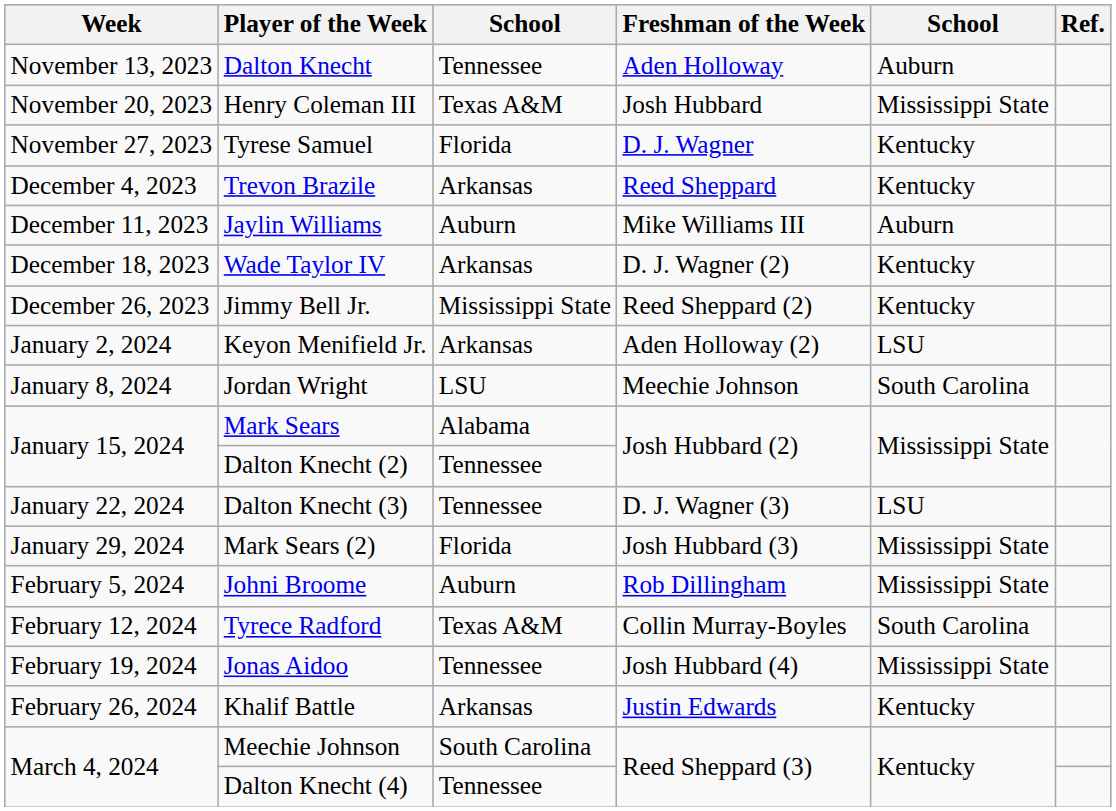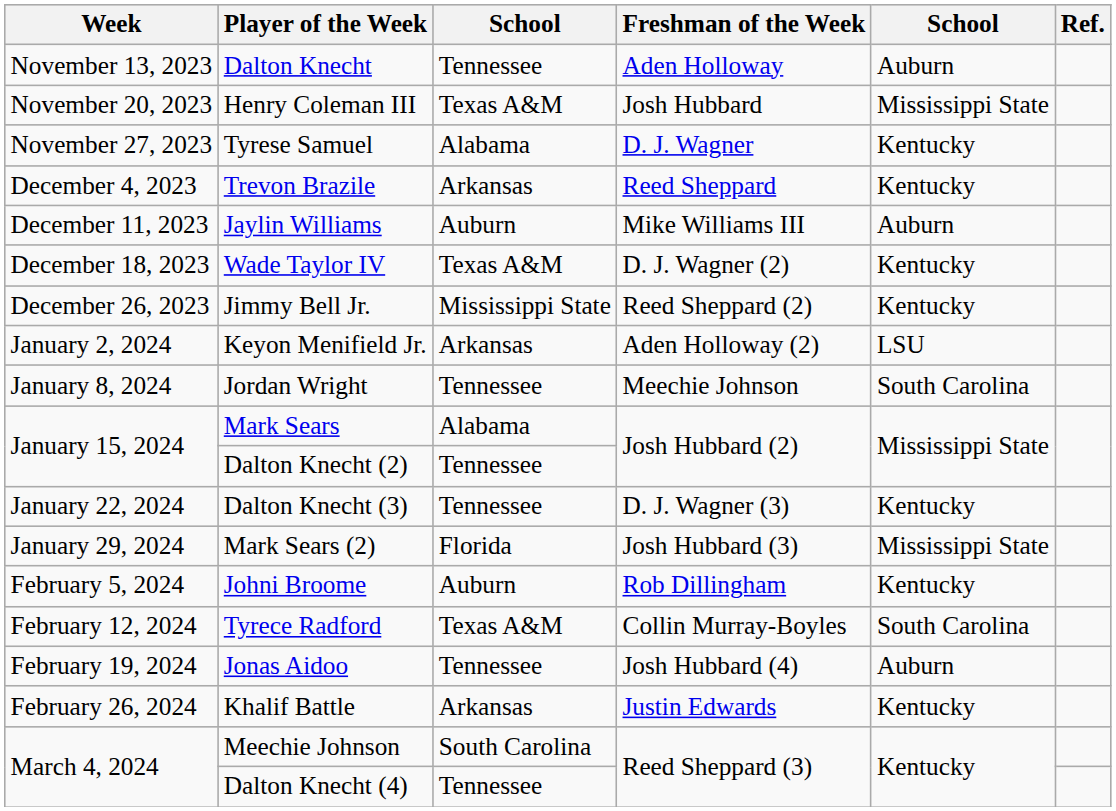(475, 144) Florida -> (484, 144) Alabama
(486, 265) Arkansas -> (501, 265) Texas A&M
(463, 385) LSU -> (491, 385) Tennessee
(901, 505) LSU -> (926, 505) Kentucky
(963, 585) Mississippi State -> (926, 585) Kentucky
(963, 666) Mississippi State -> (916, 666) Auburn
